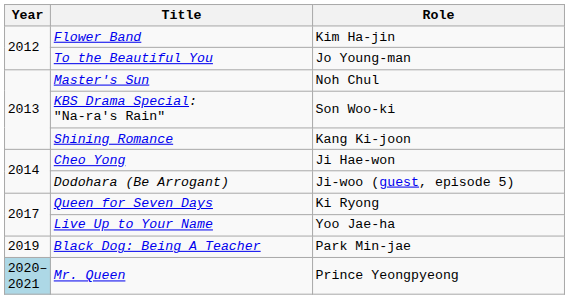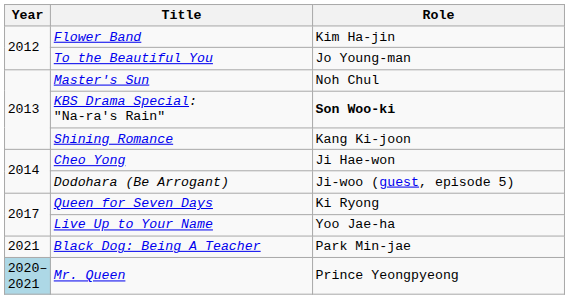(355, 109) normal -> (355, 109) bold
(24, 247) 2019 -> (24, 247) 2021
